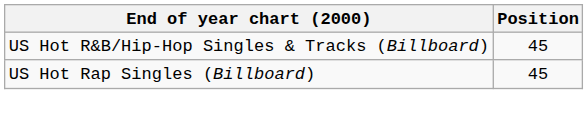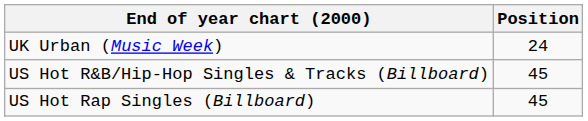+ row: (116, 46)
